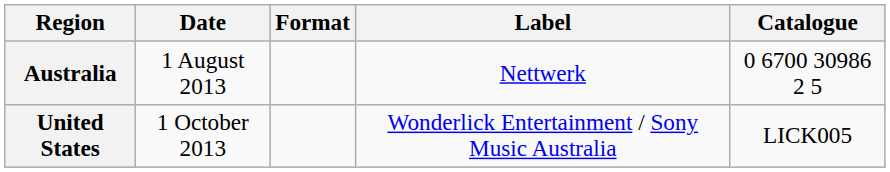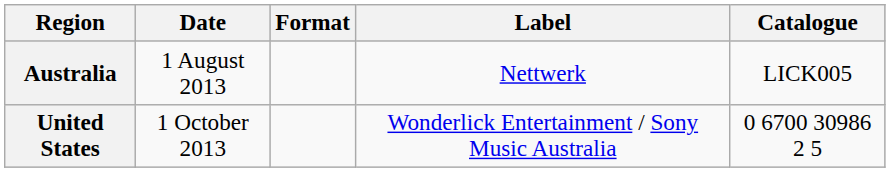(808, 72) 0 6700 30986 2 5 -> (808, 72) LICK005
(808, 135) LICK005 -> (808, 135) 0 6700 30986 2 5
